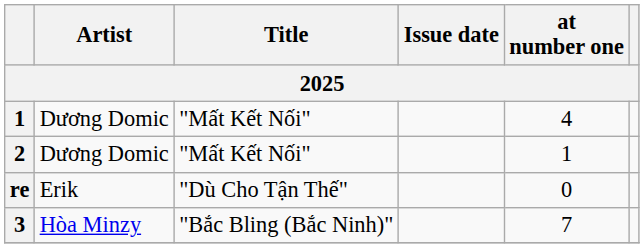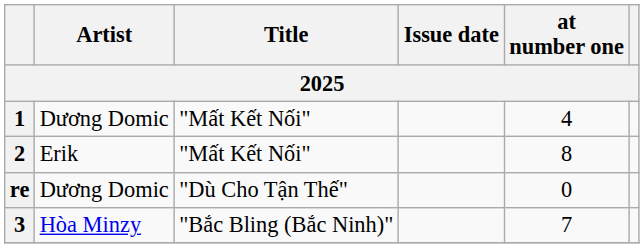(104, 154) Dương Domic -> (59, 154) Erik
(567, 154) 1 -> (567, 154) 8
(59, 189) Erik -> (104, 189) Dương Domic
